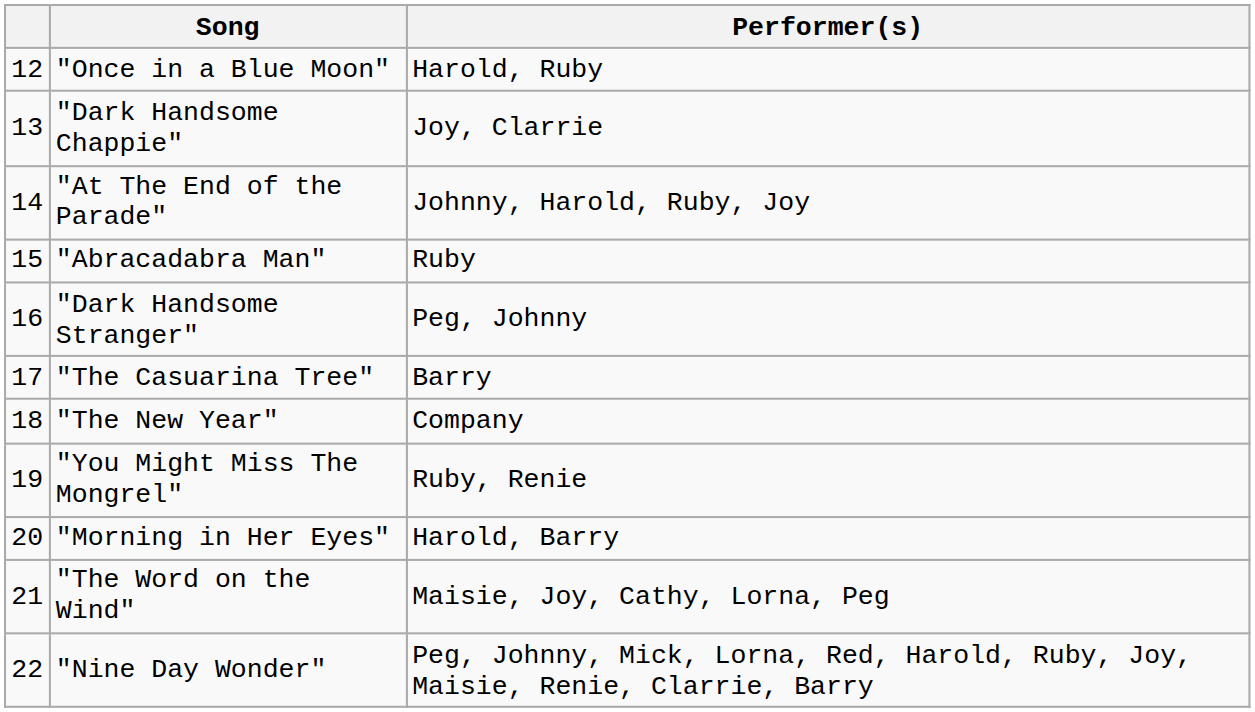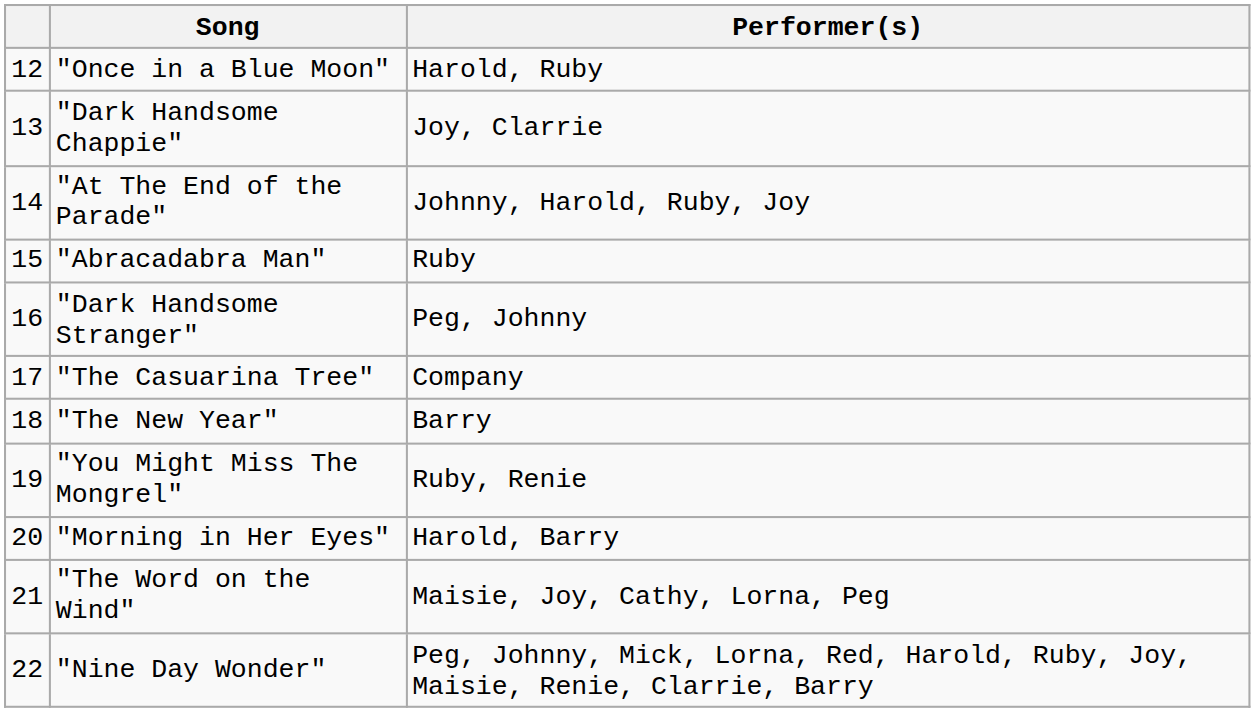(452, 378) Barry -> (468, 378) Company
(468, 421) Company -> (452, 421) Barry
